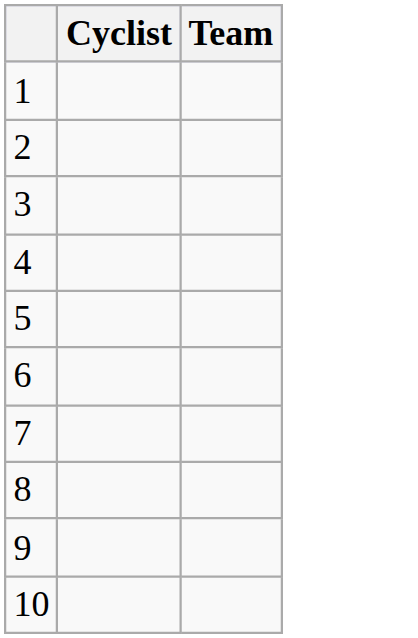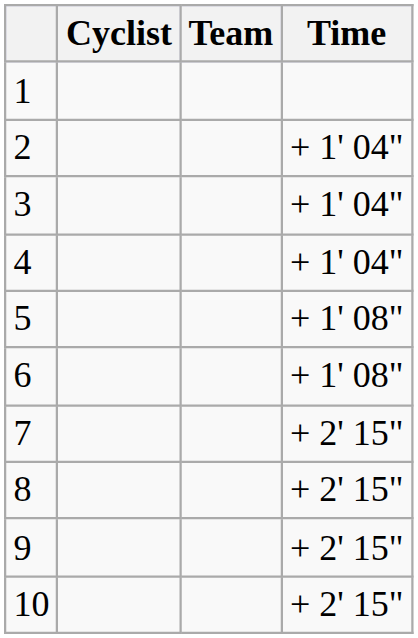+ column: (347, 33)
